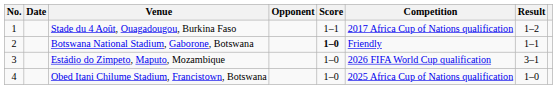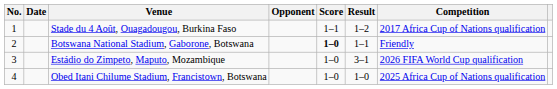columns swapped: (532, 12) <-> (430, 12)
